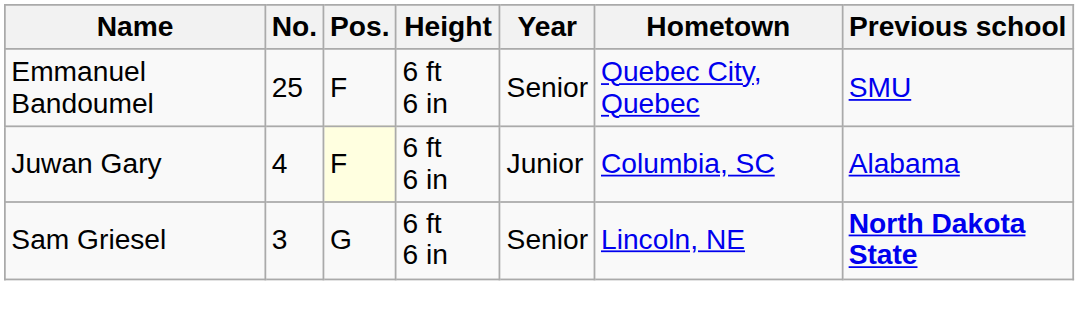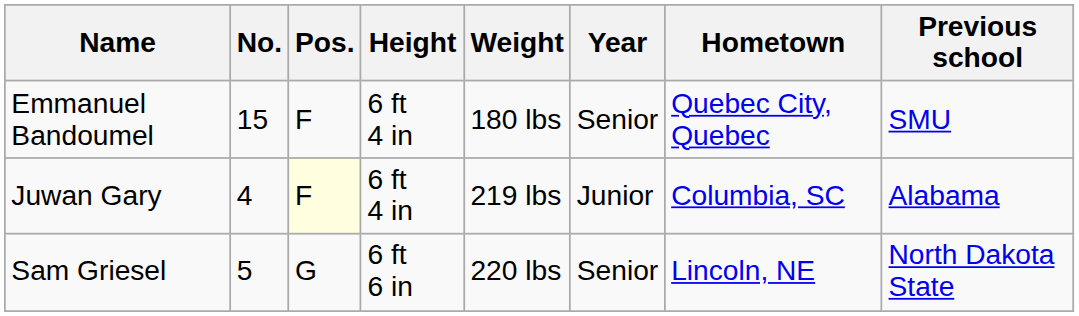+ column: (517, 42)
(287, 87) 25 -> (252, 119) 15
(425, 87) 6 ft 6 in -> (390, 119) 6 ft 4 in
(425, 163) 6 ft 6 in -> (390, 195) 6 ft 4 in
(280, 240) 3 -> (245, 271) 5
(937, 240) bold -> (971, 271) normal
